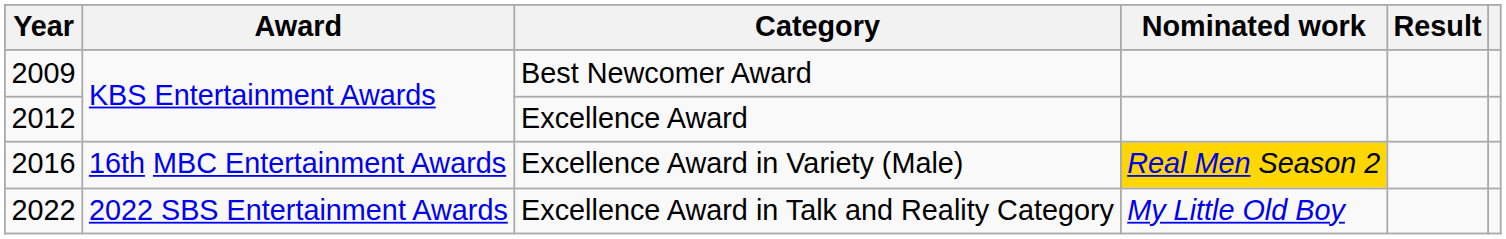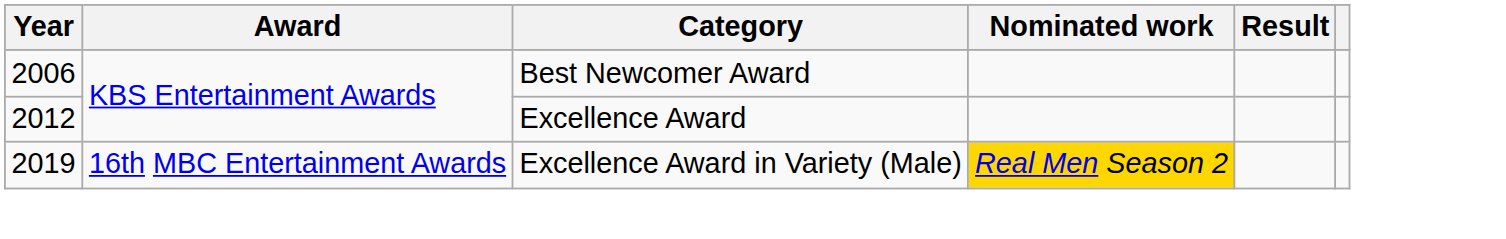(44, 73) 2009 -> (44, 73) 2006
(44, 164) 2016 -> (44, 164) 2019
- row: (818, 210)
